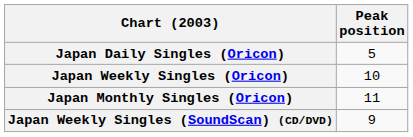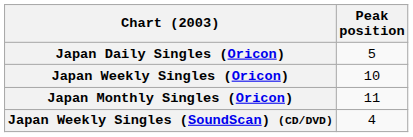(372, 120) 9 -> (372, 120) 4
